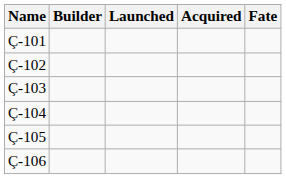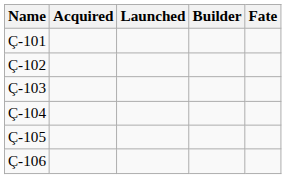columns swapped: (77, 16) <-> (211, 16)
